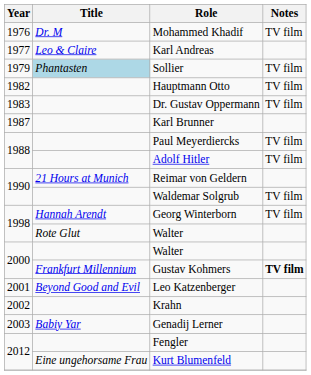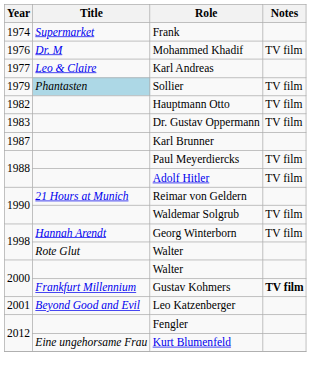+ row: (19, 31)
- row: (19, 305)
- row: (19, 324)
